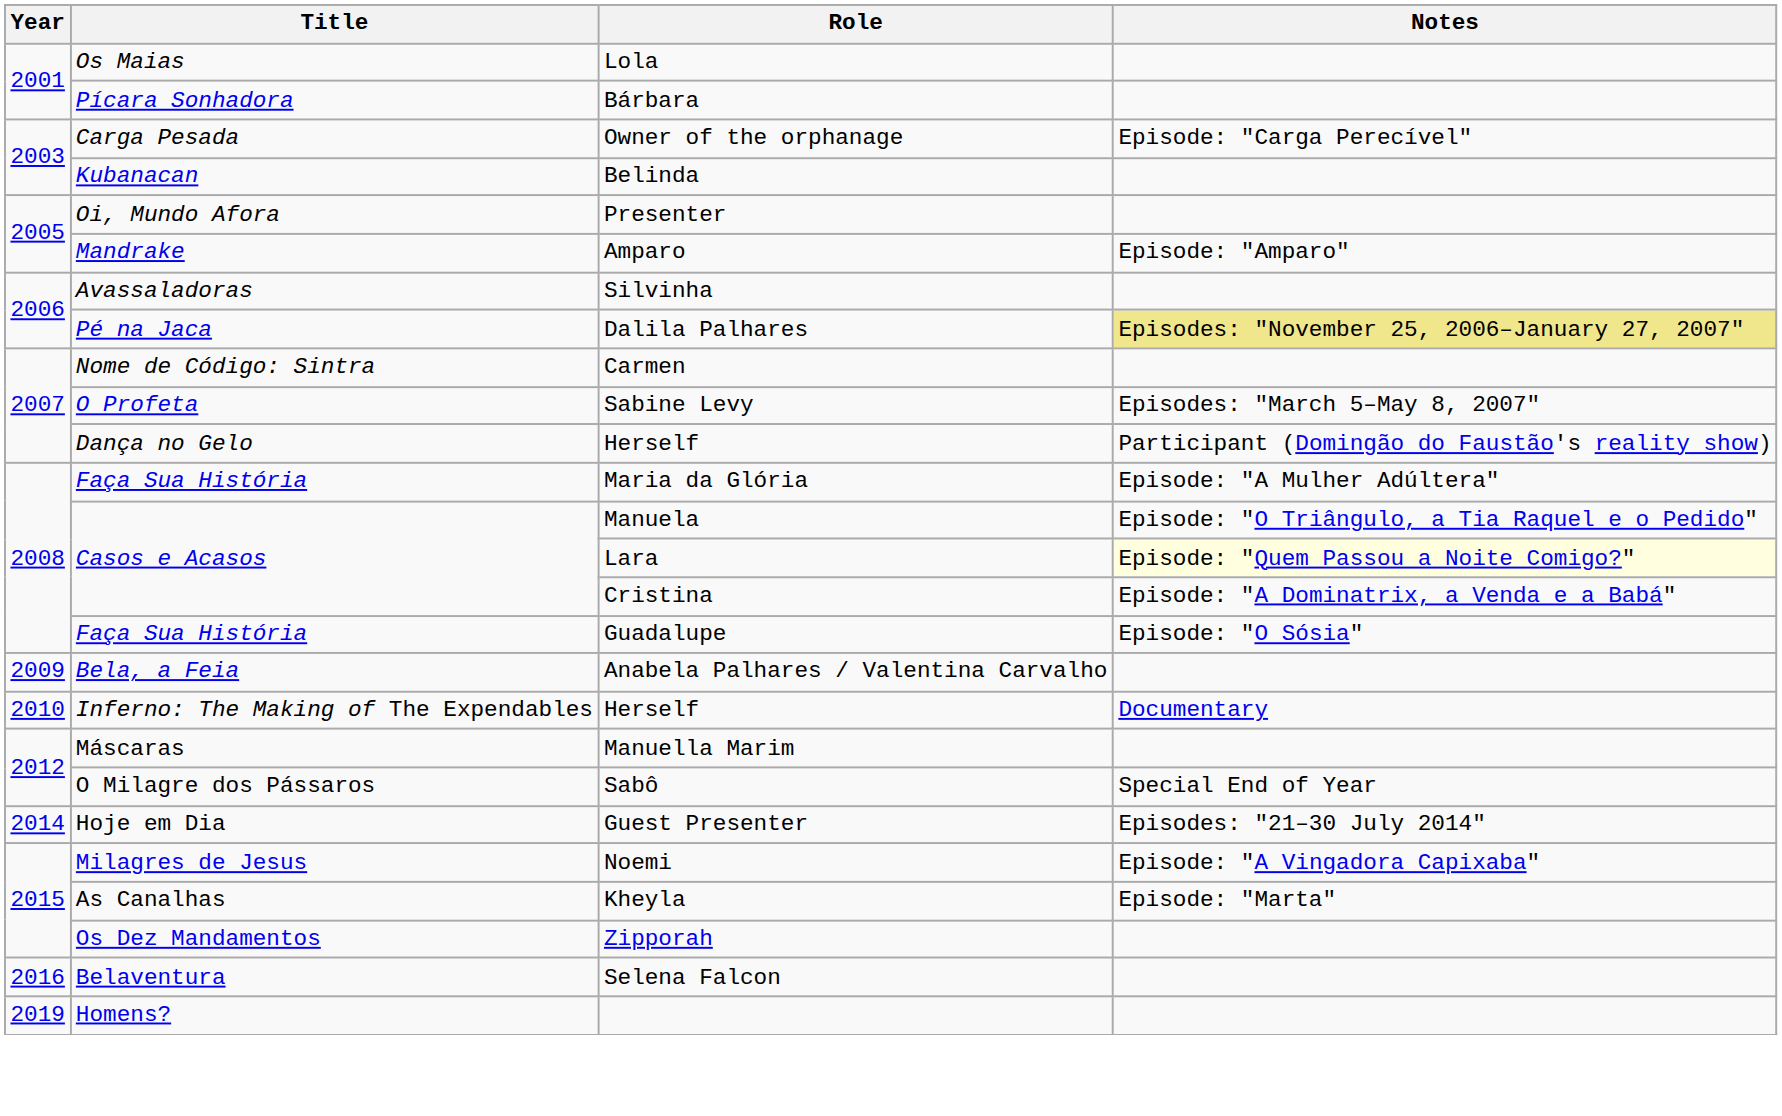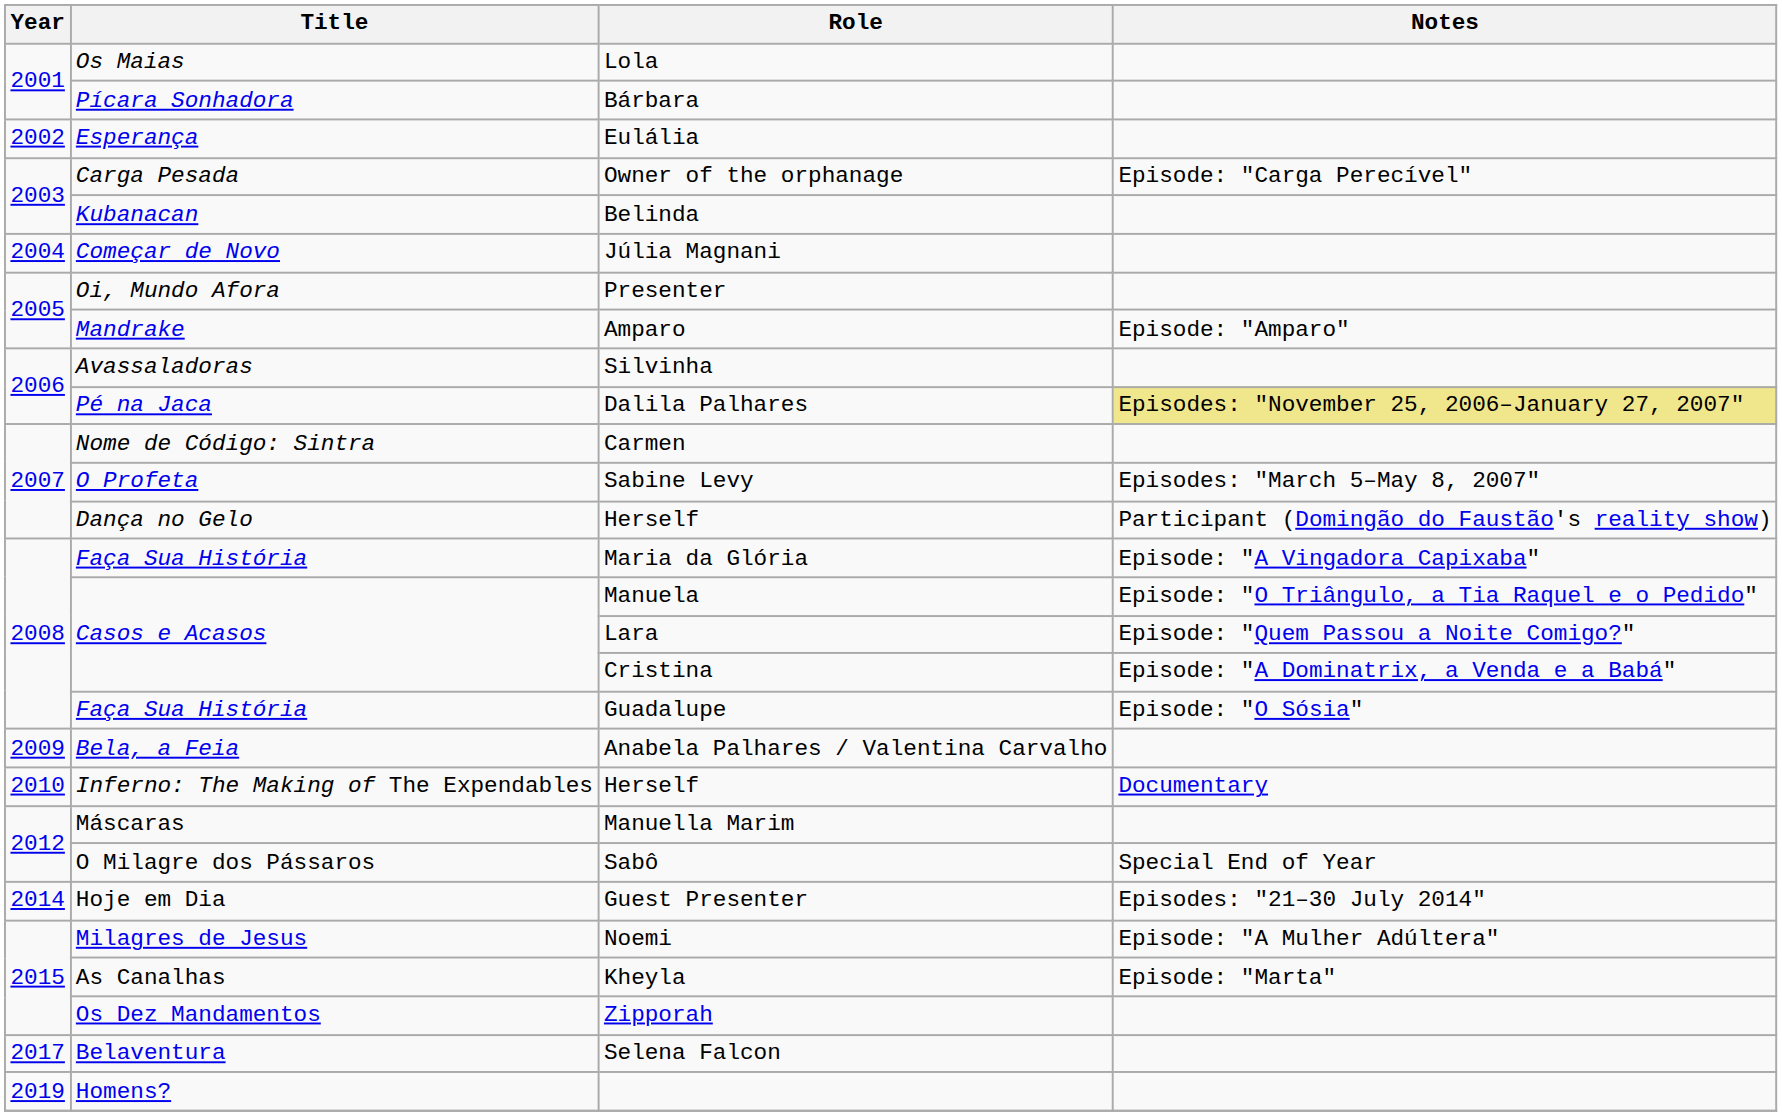+ row: (137, 138)
+ row: (178, 253)
(1309, 481) Episode: "A Mulher Adúltera" -> (1329, 558) Episode: "A Vingadora Capixaba"
(1377, 558) lightyellow background -> (1377, 634) no background
(1329, 863) Episode: "A Vingadora Capixaba" -> (1309, 939) Episode: "A Mulher Adúltera"
(38, 977) 2016 -> (38, 1053) 2017
